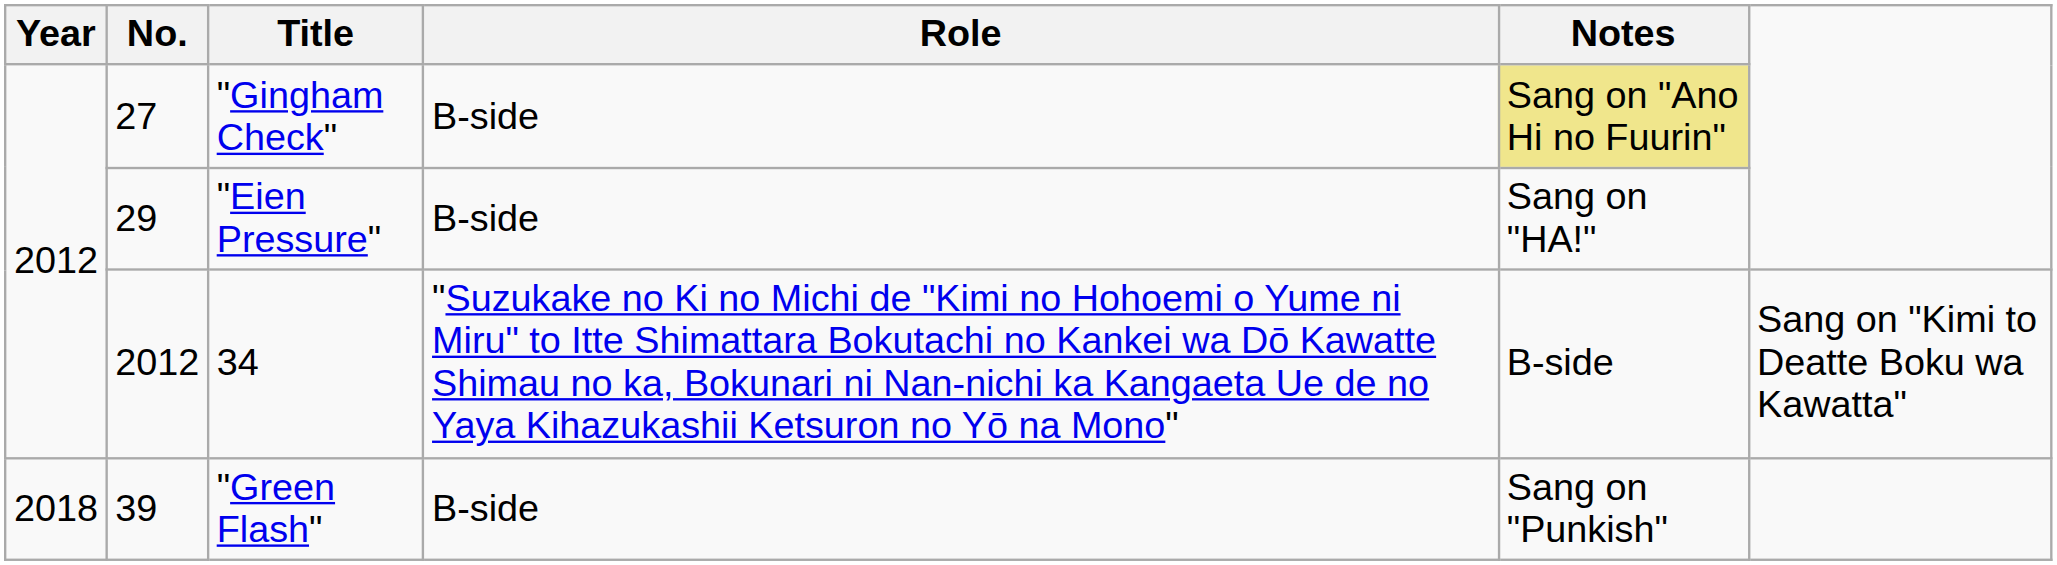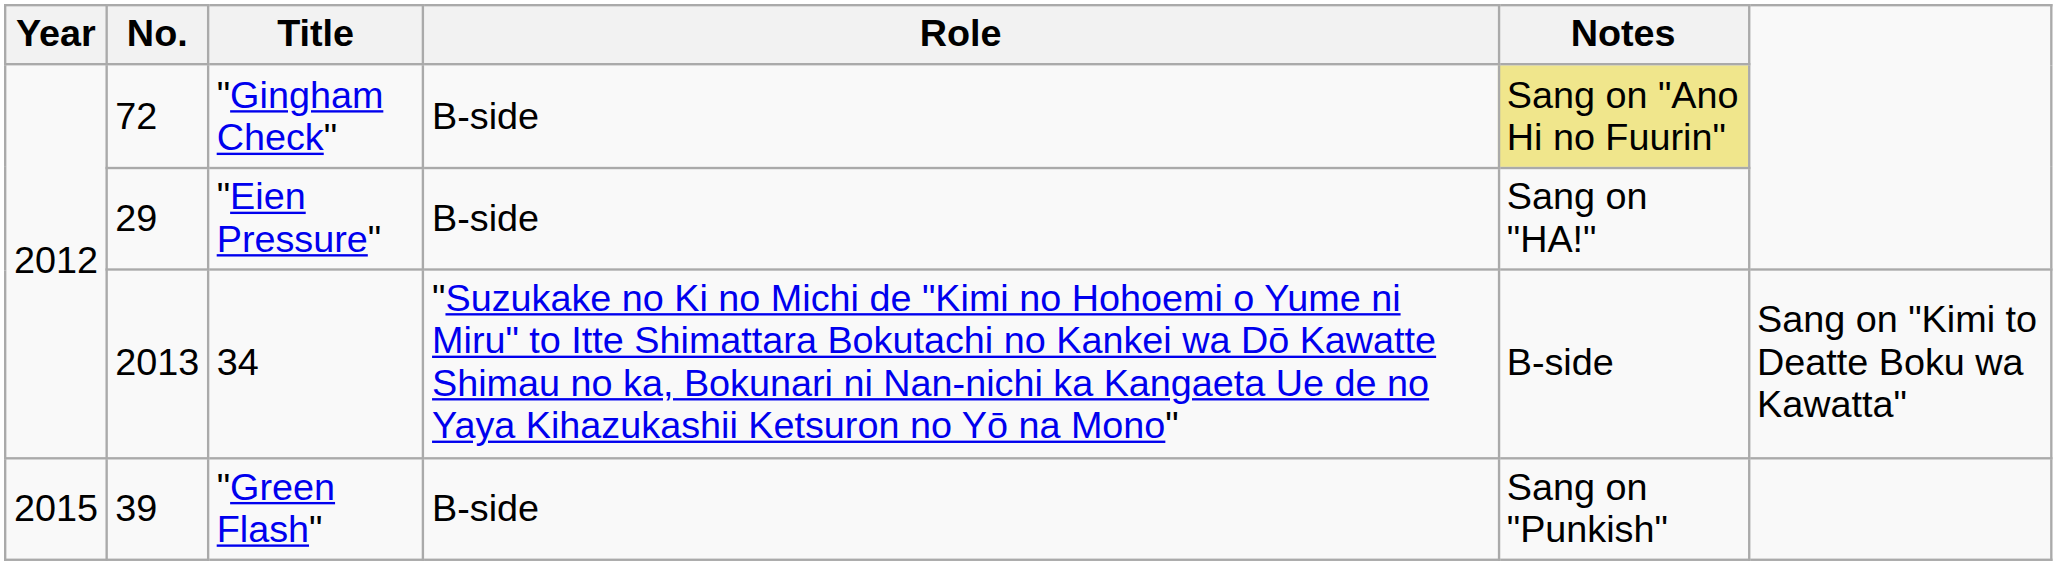(136, 115) 27 -> (136, 115) 72
(157, 362) 2012 -> (157, 362) 2013
(56, 507) 2018 -> (56, 507) 2015
